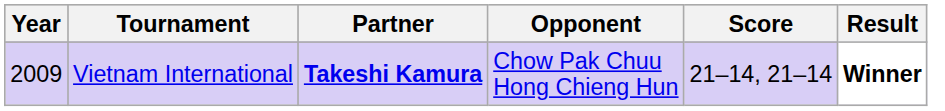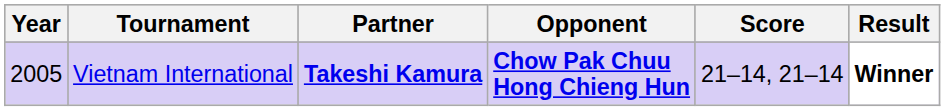(36, 73) 2009 -> (36, 73) 2005
(586, 73) normal -> (592, 73) bold
